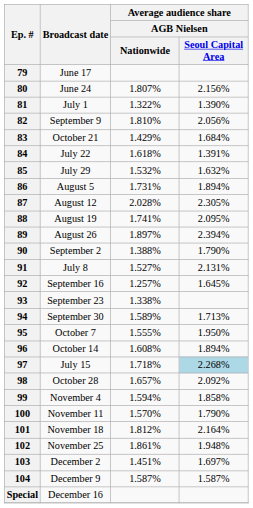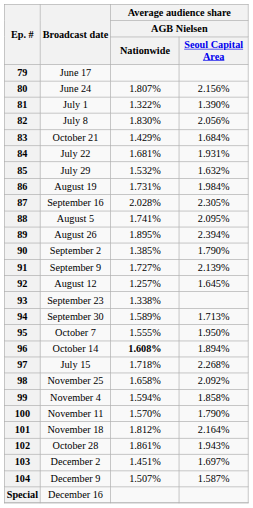(75, 121) September 9 -> (75, 121) July 8
(145, 121) 1.810% -> (145, 121) 1.830%
(145, 154) 1.618% -> (145, 154) 1.681%
(214, 154) 1.391% -> (214, 154) 1.931%
(75, 186) August 5 -> (75, 186) August 19
(214, 186) 1.894% -> (214, 186) 1.984%
(75, 202) August 12 -> (75, 202) September 16
(75, 219) August 19 -> (75, 219) August 5
(145, 235) 1.897% -> (145, 235) 1.895%
(145, 251) 1.388% -> (145, 251) 1.385%
(75, 267) July 8 -> (75, 267) September 9
(145, 267) 1.527% -> (145, 267) 1.727%
(214, 267) 2.131% -> (214, 267) 2.139%
(75, 283) September 16 -> (75, 283) August 12
(145, 348) normal -> (145, 348) bold
(214, 365) lightblue background -> (214, 365) no background
(75, 381) October 28 -> (75, 381) November 25
(145, 381) 1.657% -> (145, 381) 1.658%
(75, 446) November 25 -> (75, 446) October 28
(214, 446) 1.948% -> (214, 446) 1.943%
(145, 478) 1.587% -> (145, 478) 1.507%
